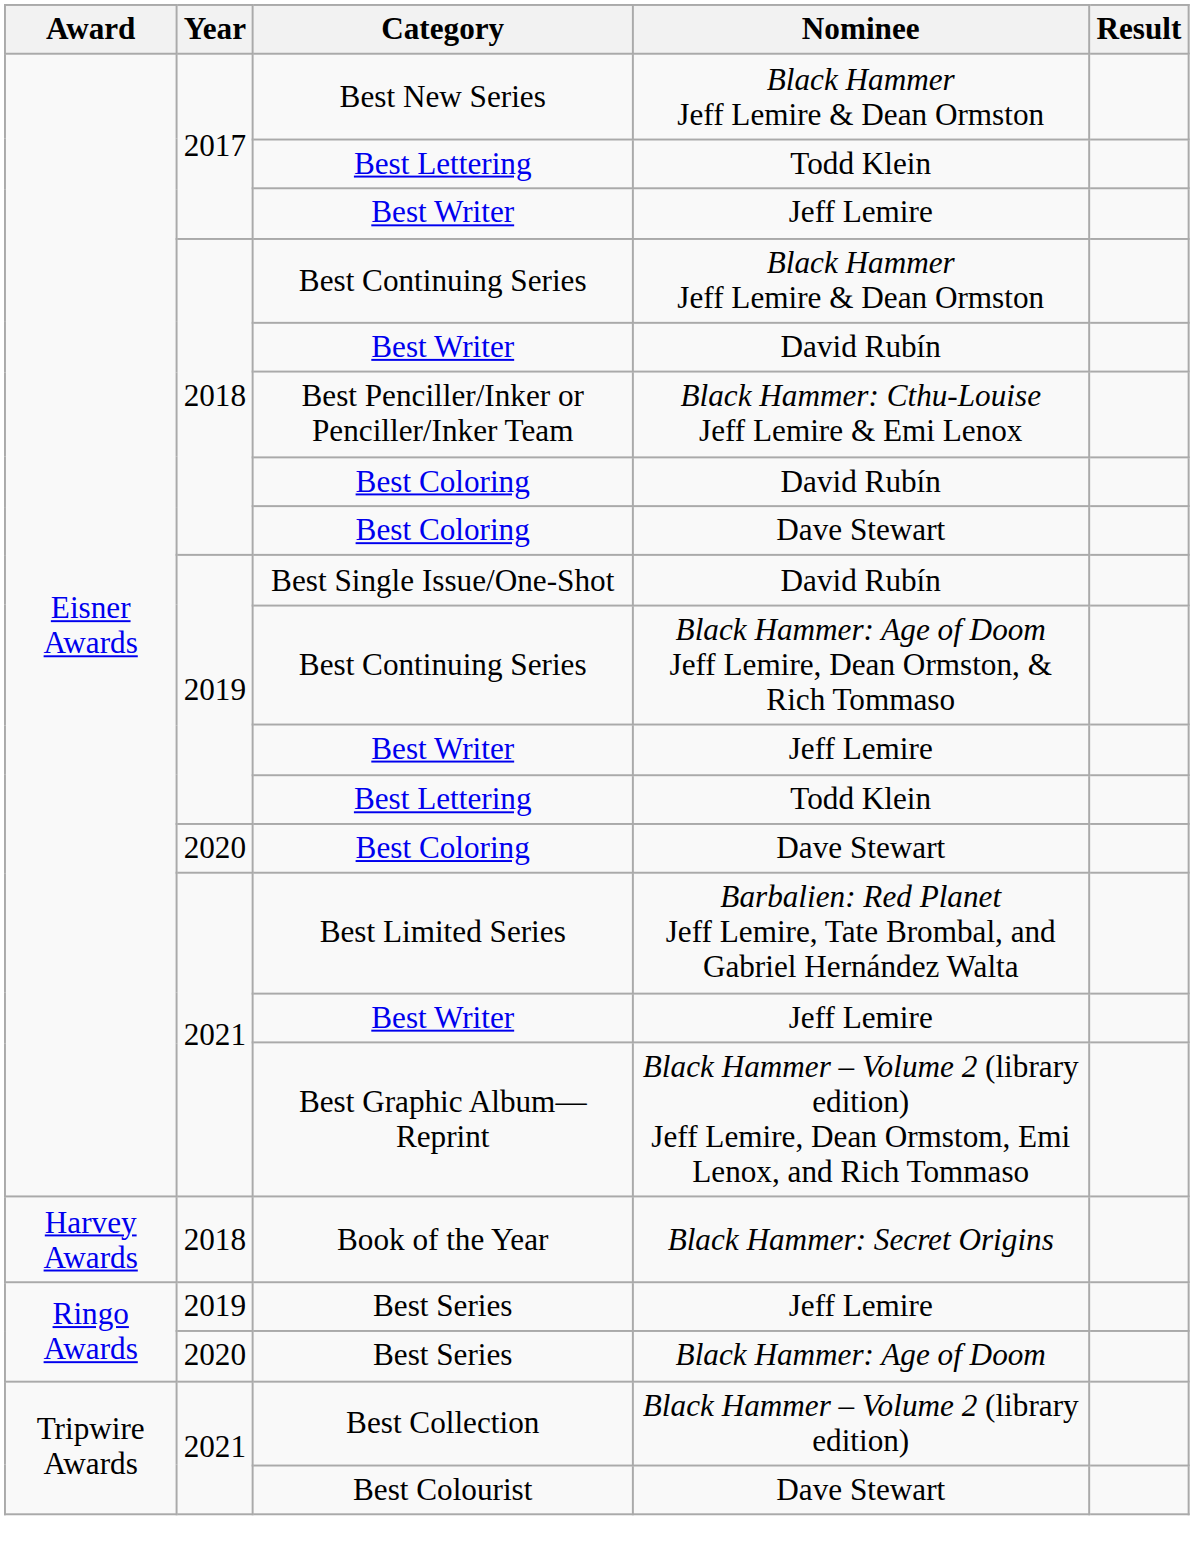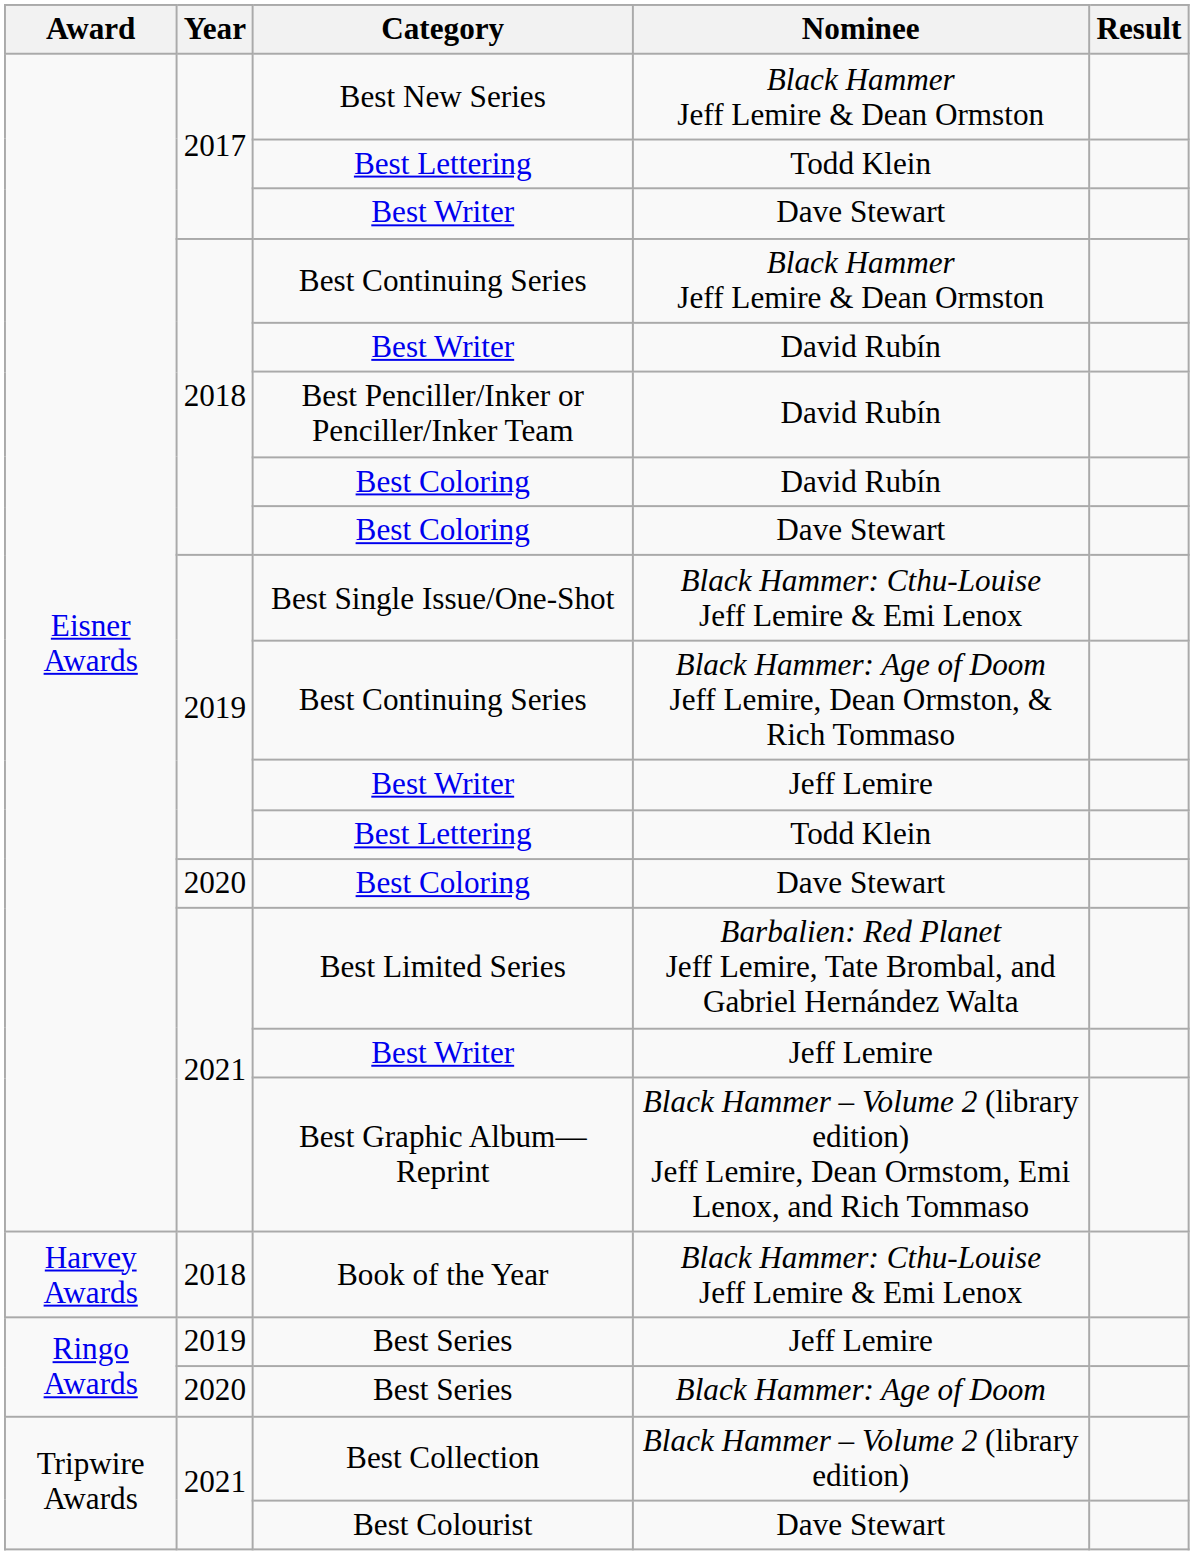(861, 212) Jeff Lemire -> (861, 212) Dave Stewart
(861, 413) Black Hammer: Cthu-Louise Jeff Lemire & Emi Lenox -> (861, 413) David Rubín
(861, 579) David Rubín -> (861, 597) Black Hammer: Cthu-Louise Jeff Lemire & Emi Lenox
(861, 1238) Black Hammer: Secret Origins -> (861, 1274) Black Hammer: Cthu-Louise Jeff Lemire & Emi Lenox
